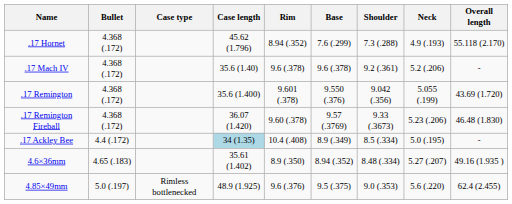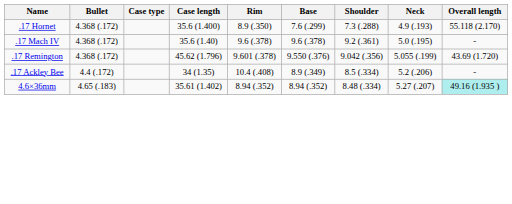(239, 43) 45.62 (1.796) -> (199, 26) 35.6 (1.400)
(288, 43) 8.94 (.352) -> (255, 26) 8.9 (.350)
(427, 68) 5.2 (.206) -> (415, 41) 5.0 (.195)
(239, 94) 35.6 (1.400) -> (199, 56) 45.62 (1.796)
- row: (47, 120)
(239, 140) lightblue background -> (199, 71) no background
(427, 140) 5.0 (.195) -> (415, 71) 5.2 (.206)
(288, 161) 8.9 (.350) -> (255, 86) 8.94 (.352)
(479, 161) no background -> (475, 86) paleturquoise background
- row: (47, 186)
